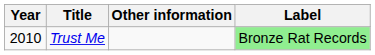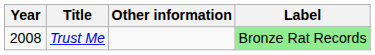(26, 38) 2010 -> (26, 38) 2008
